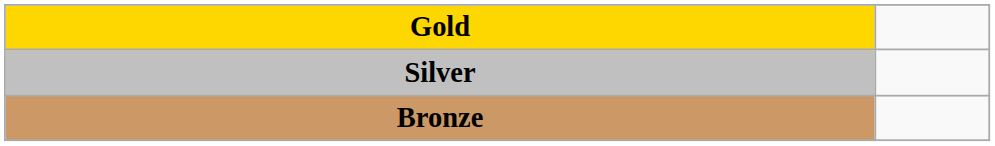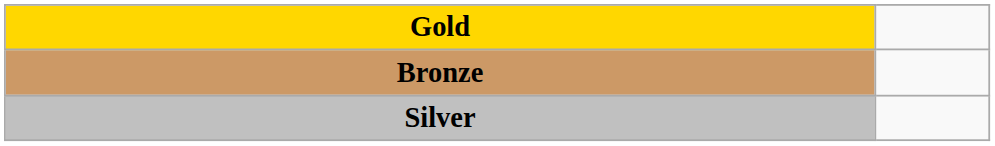rows swapped: (440, 72) <-> (440, 117)
